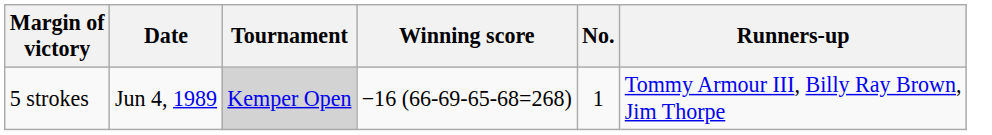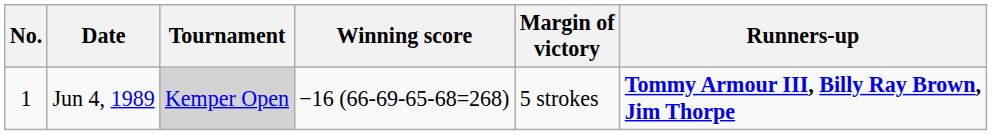columns swapped: (598, 35) <-> (57, 35)
(793, 98) normal -> (803, 98) bold
